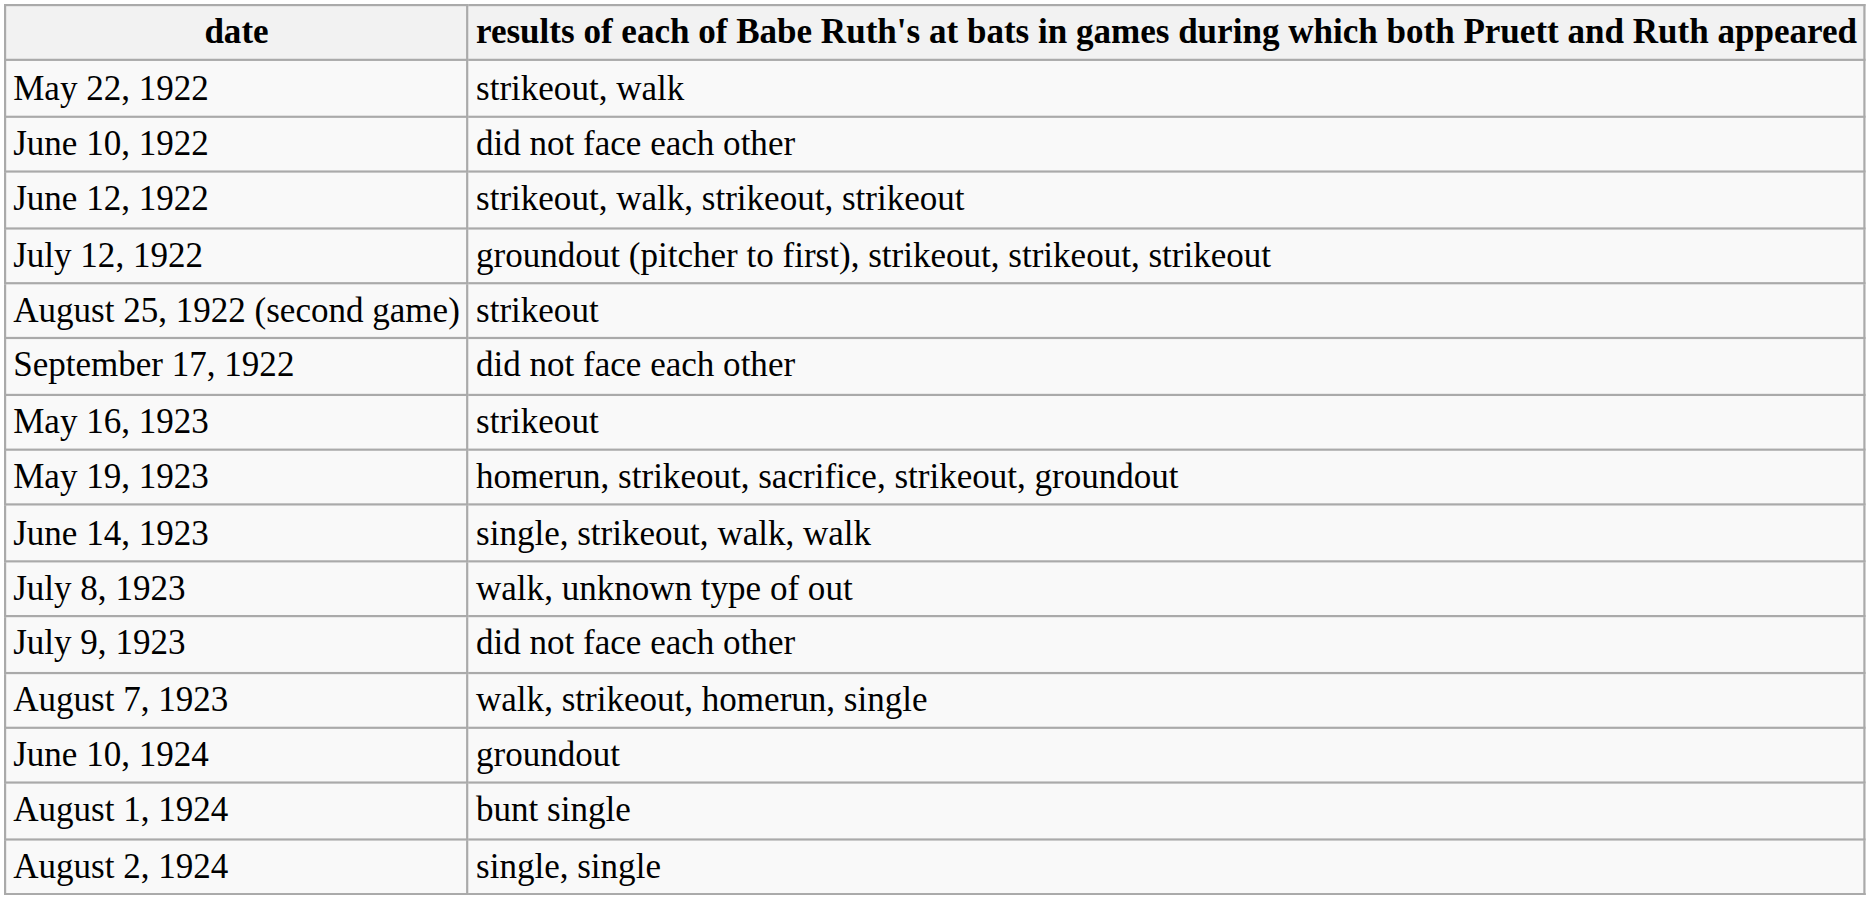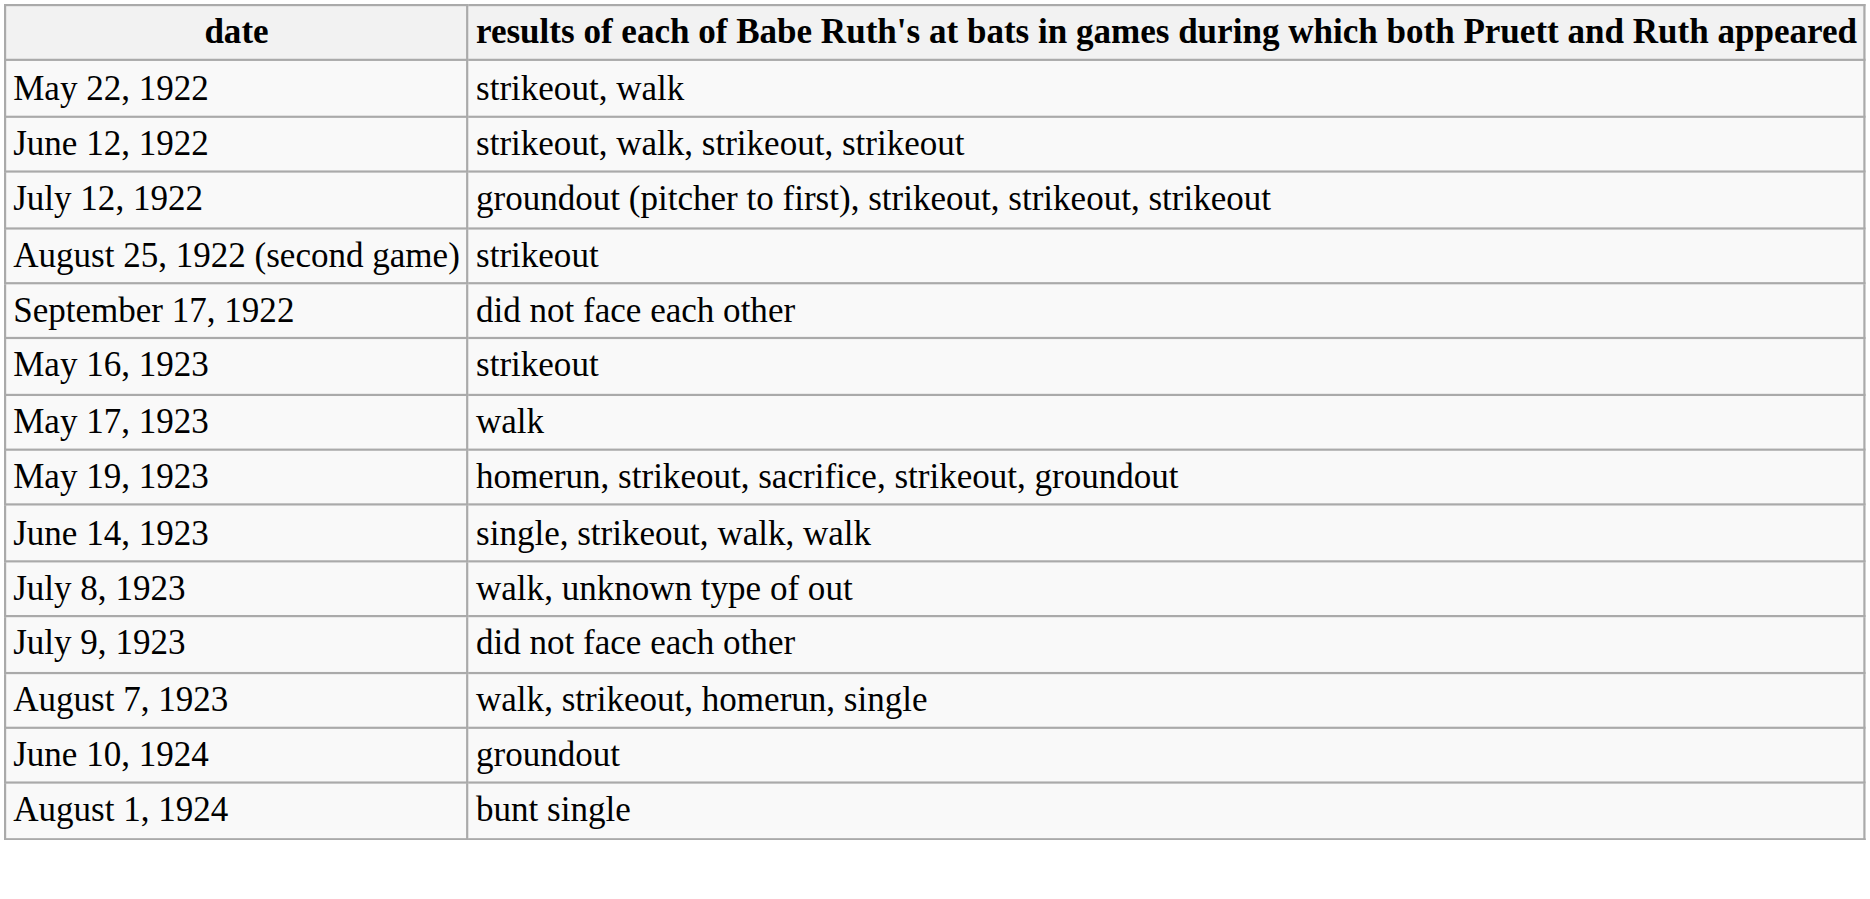- row: (111, 143)
+ row: (111, 421)
- row: (121, 865)
